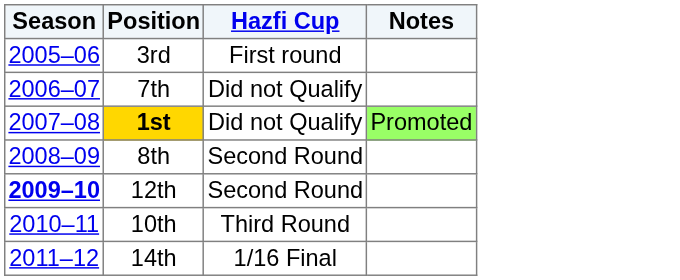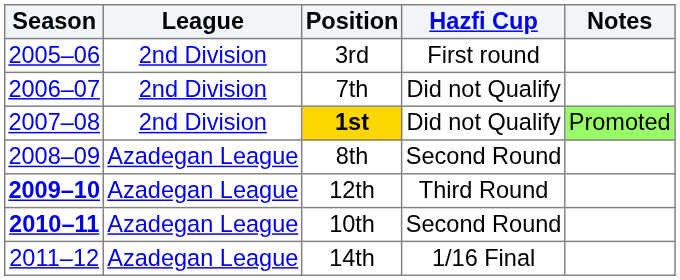+ column: (203, 21)
(285, 190) Second Round -> (484, 190) Third Round
(54, 224) normal -> (54, 224) bold
(285, 224) Third Round -> (484, 224) Second Round
